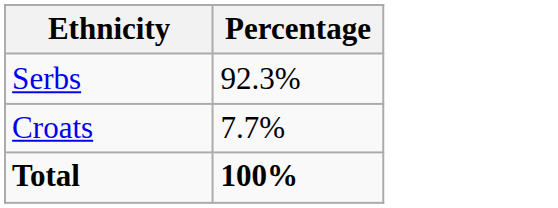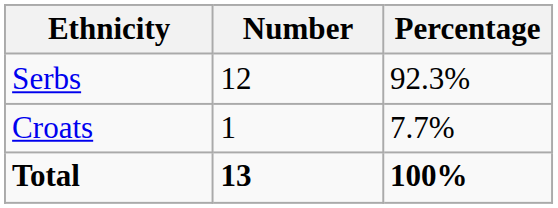+ column: (298, 29)
